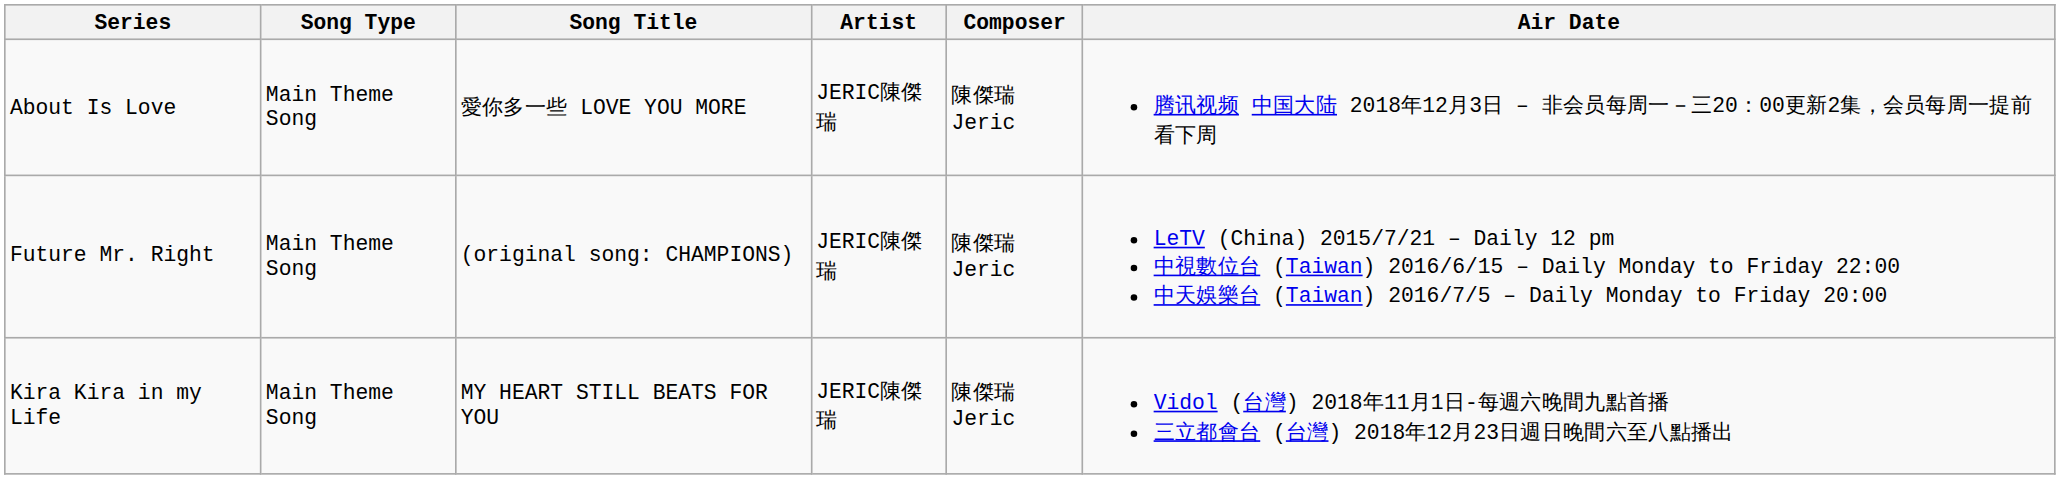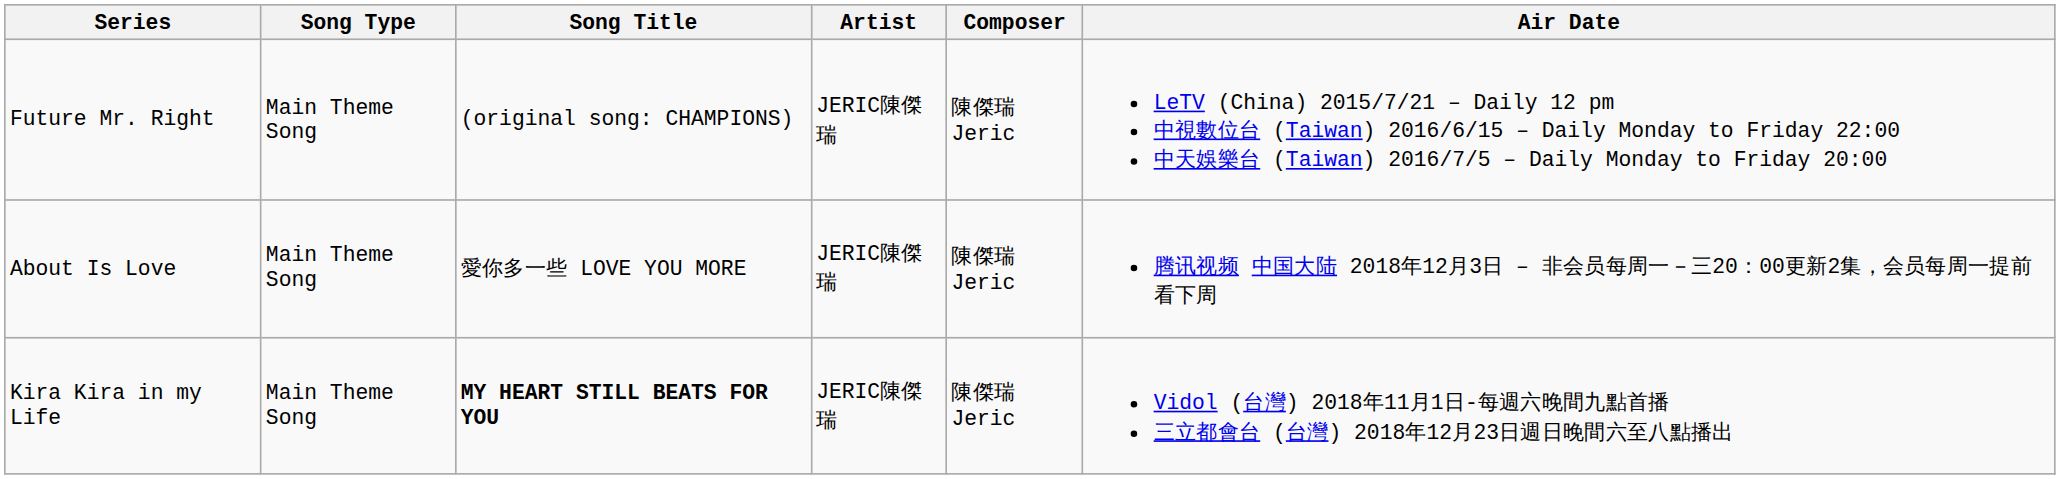rows swapped: (112, 257) <-> (93, 108)
(614, 405) normal -> (614, 405) bold
